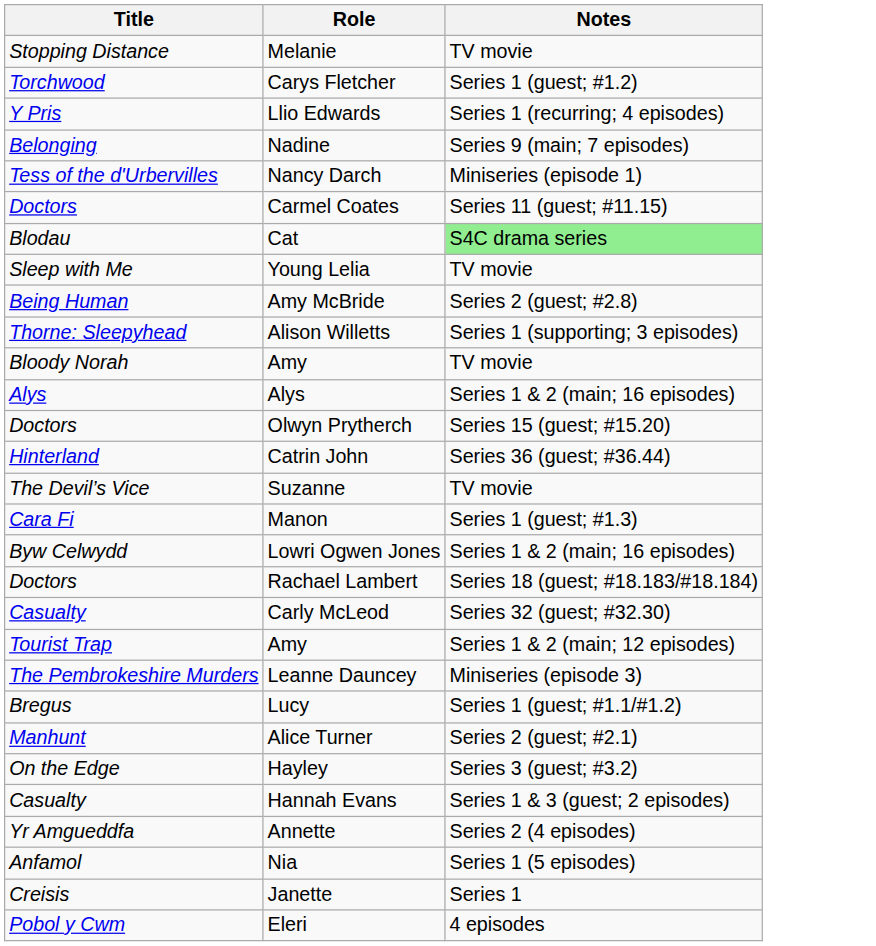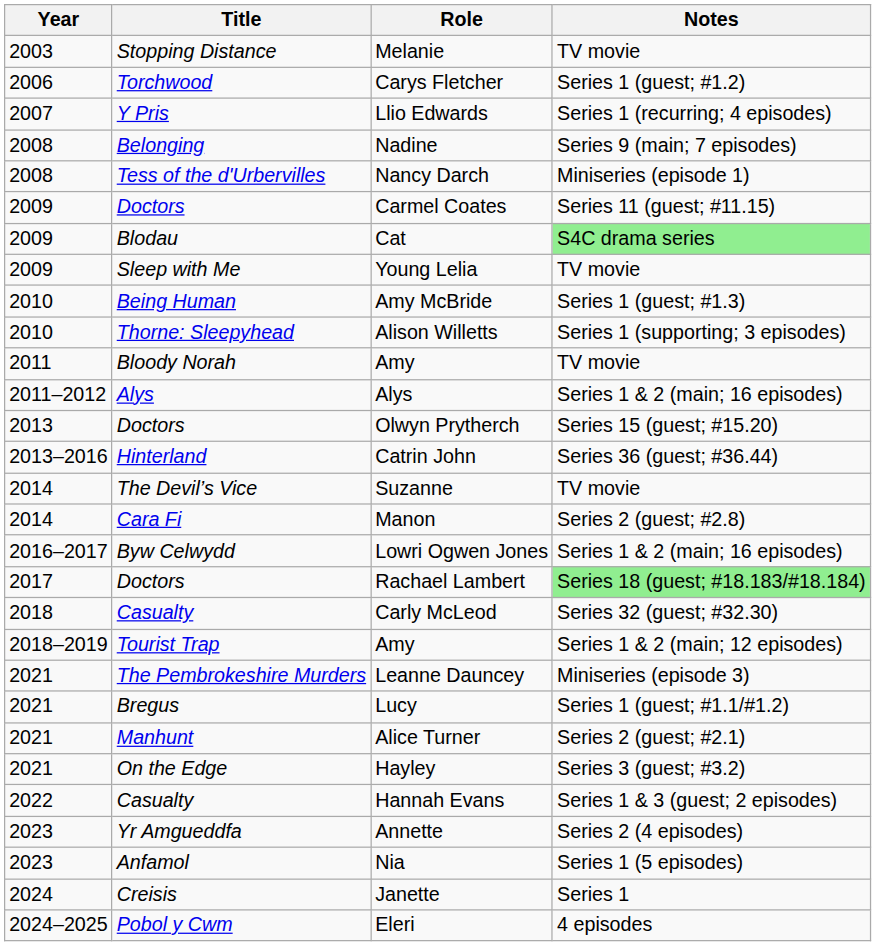+ column: (58, 20)
(544, 301) Series 2 (guest; #2.8) -> (651, 301) Series 1 (guest; #1.3)
(544, 519) Series 1 (guest; #1.3) -> (651, 519) Series 2 (guest; #2.8)
(604, 581) no background -> (711, 581) lightgreen background
